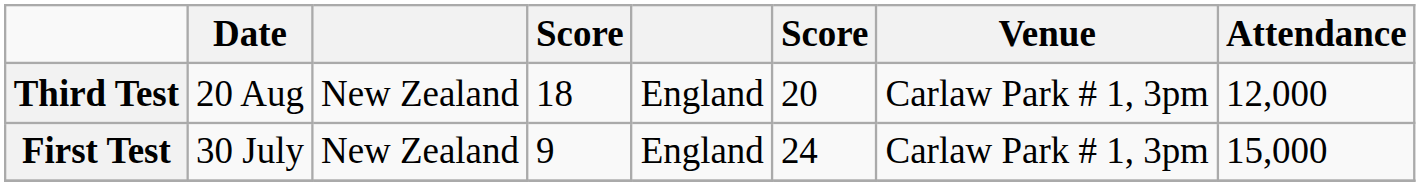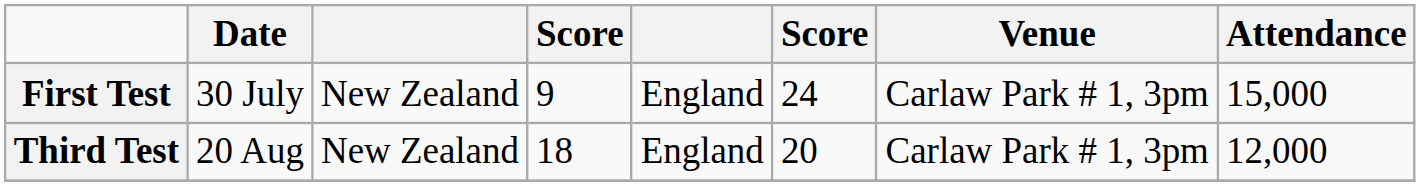rows swapped: (96, 151) <-> (96, 92)
